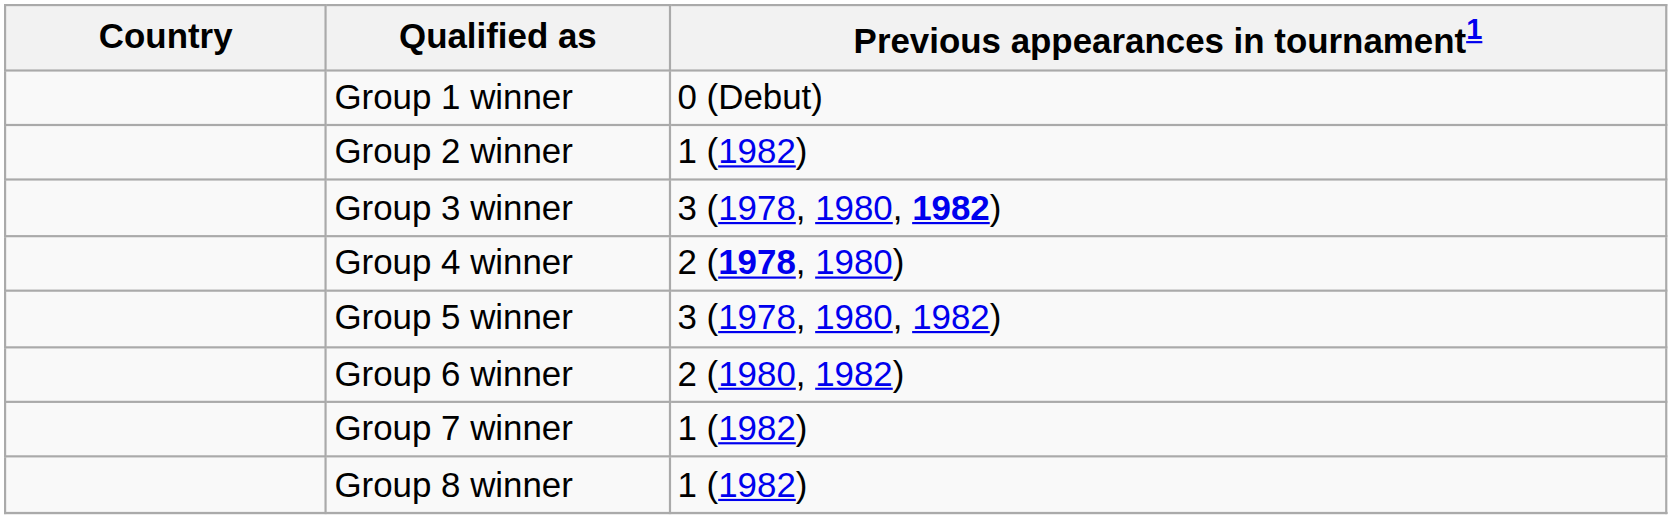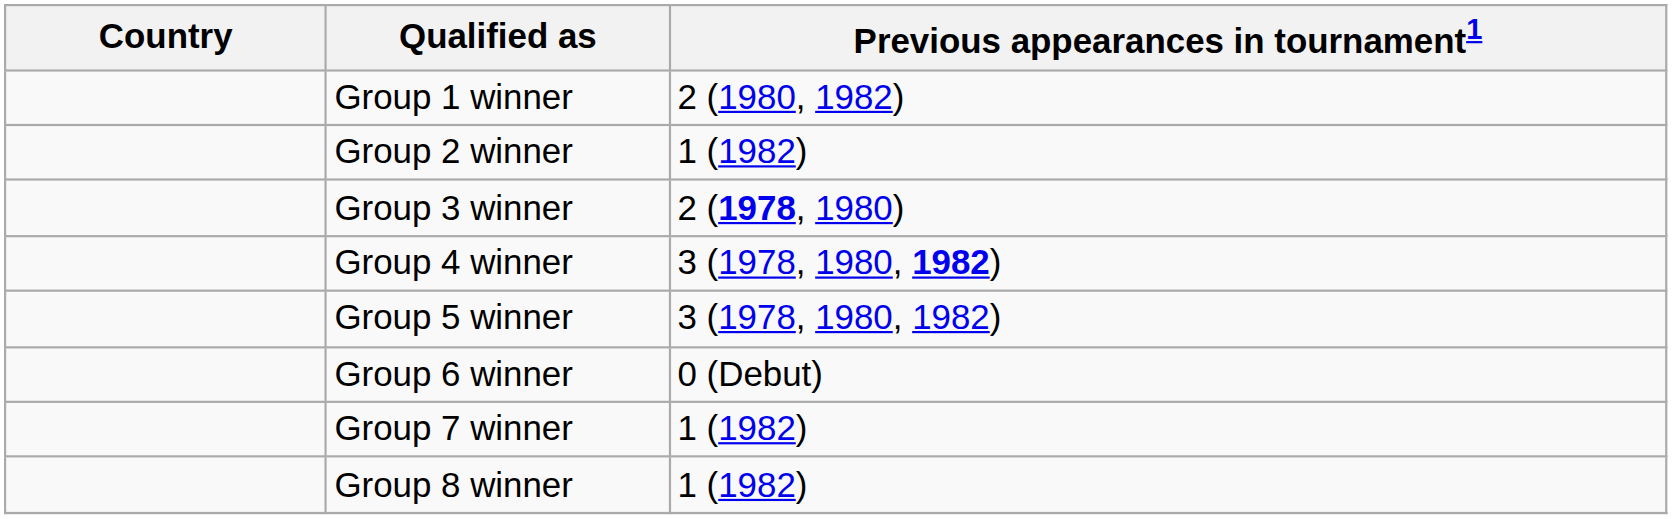(750, 96) 0 (Debut) -> (791, 96) 2 (1980, 1982)
(839, 207) 3 (1978, 1980, 1982) -> (791, 207) 2 (1978, 1980)
(791, 262) 2 (1978, 1980) -> (839, 262) 3 (1978, 1980, 1982)
(791, 373) 2 (1980, 1982) -> (750, 373) 0 (Debut)
